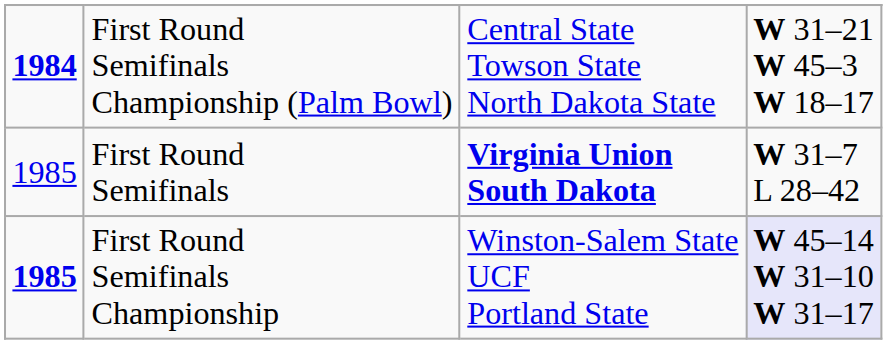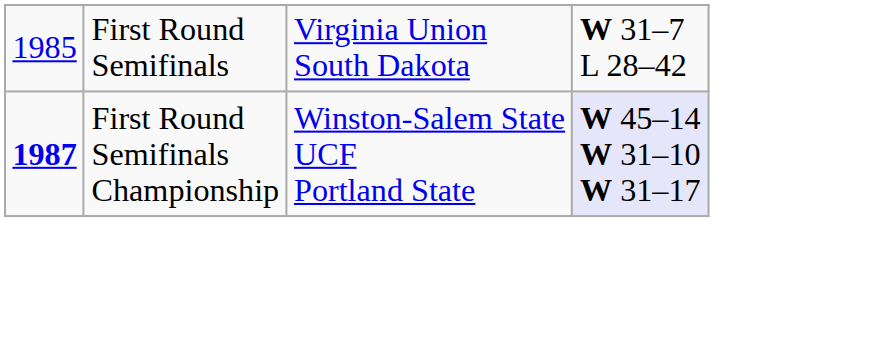- row: (272, 66)
(570, 171) bold -> (391, 48) normal
(45, 276) 1985 -> (45, 153) 1987
